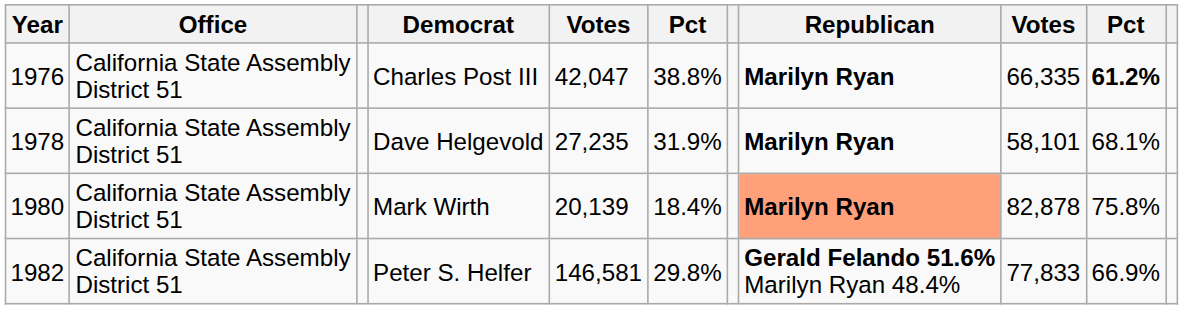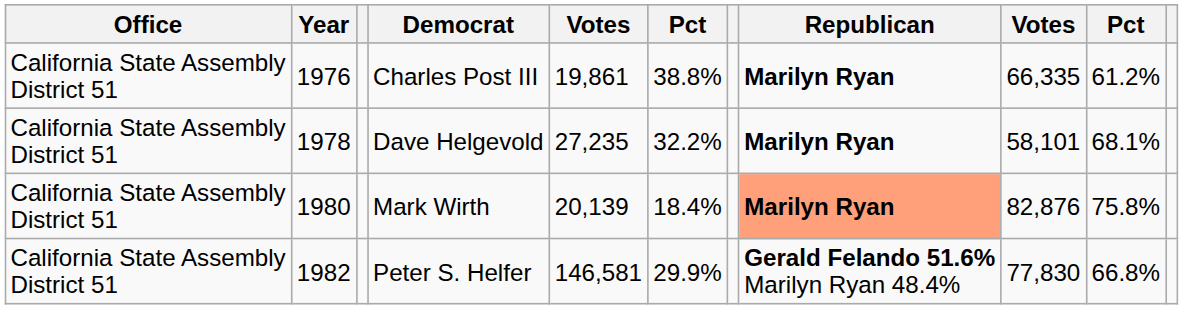columns swapped: (37, 24) <-> (213, 24)
(592, 76) 42,047 -> (592, 76) 19,861
(1126, 76) bold -> (1126, 76) normal
(688, 141) 31.9% -> (688, 141) 32.2%
(1043, 206) 82,878 -> (1043, 206) 82,876
(688, 272) 29.8% -> (688, 272) 29.9%
(1043, 272) 77,833 -> (1043, 272) 77,830
(1126, 272) 66.9% -> (1126, 272) 66.8%
